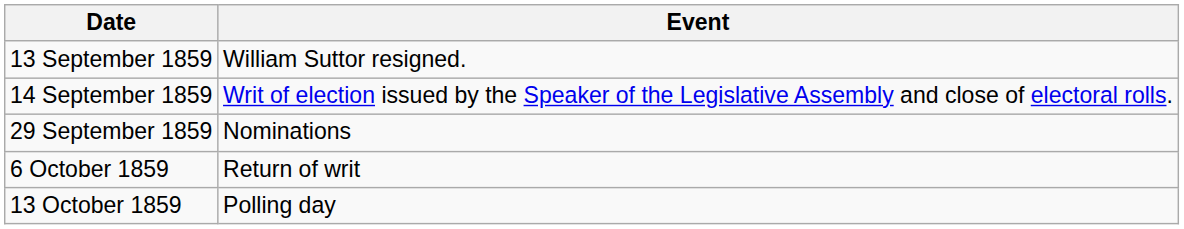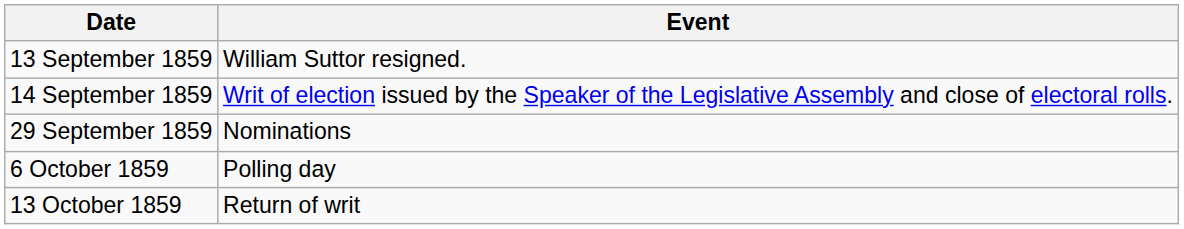(292, 168) Return of writ -> (279, 168) Polling day
(279, 205) Polling day -> (292, 205) Return of writ
